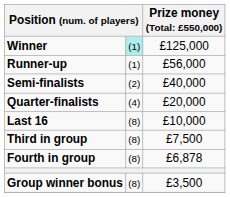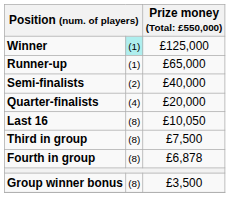(184, 64) £56,000 -> (184, 64) £65,000
(184, 121) £10,000 -> (184, 121) £10,050
